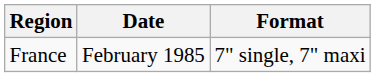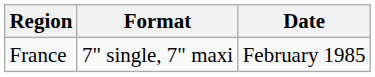columns swapped: (143, 21) <-> (290, 21)
